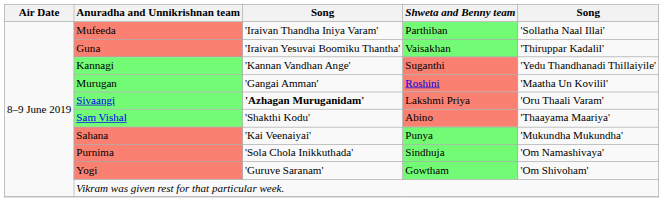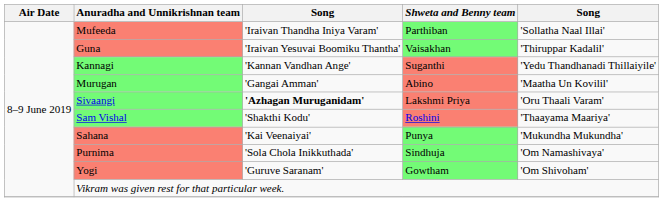(422, 83) Roshini -> (419, 83) Abino
(419, 118) Abino -> (422, 118) Roshini
